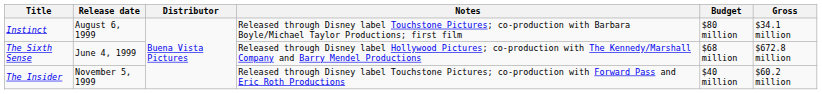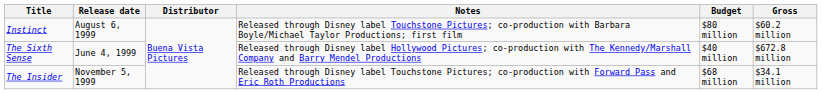(773, 30) $34.1 million -> (773, 30) $60.2 million
(720, 53) $68 million -> (720, 53) $40 million
(720, 77) $40 million -> (720, 77) $68 million
(773, 77) $60.2 million -> (773, 77) $34.1 million
